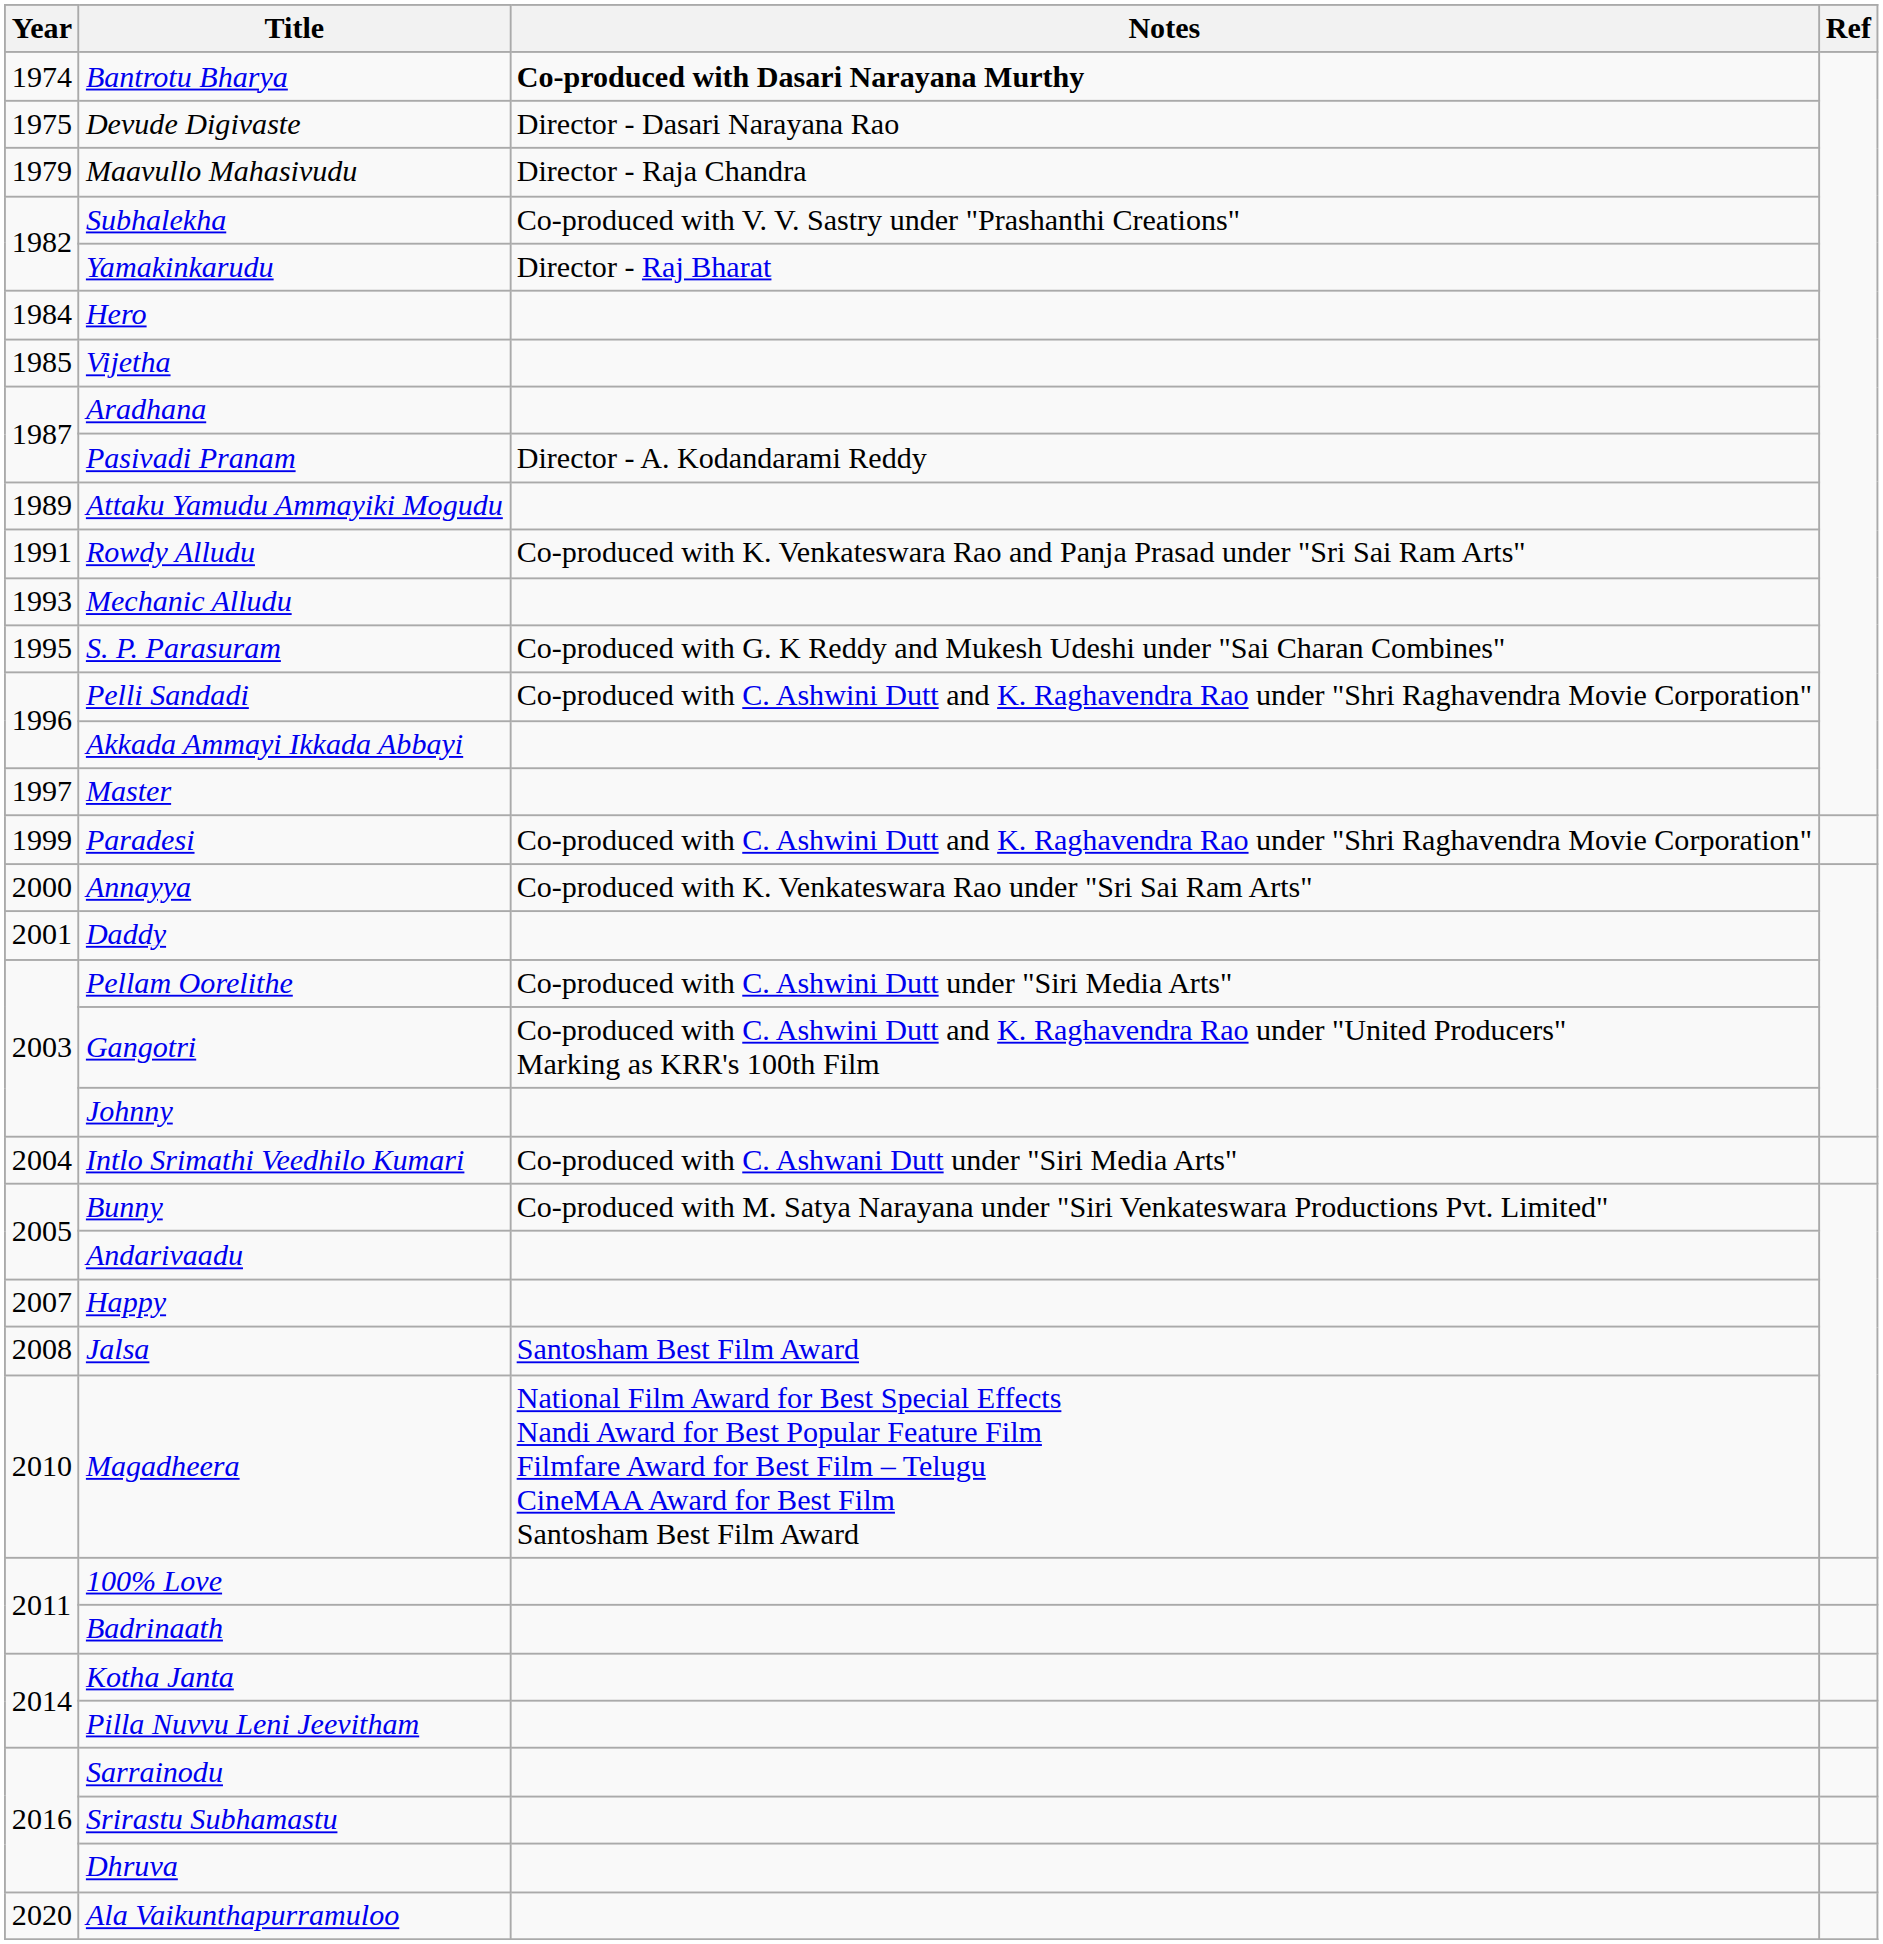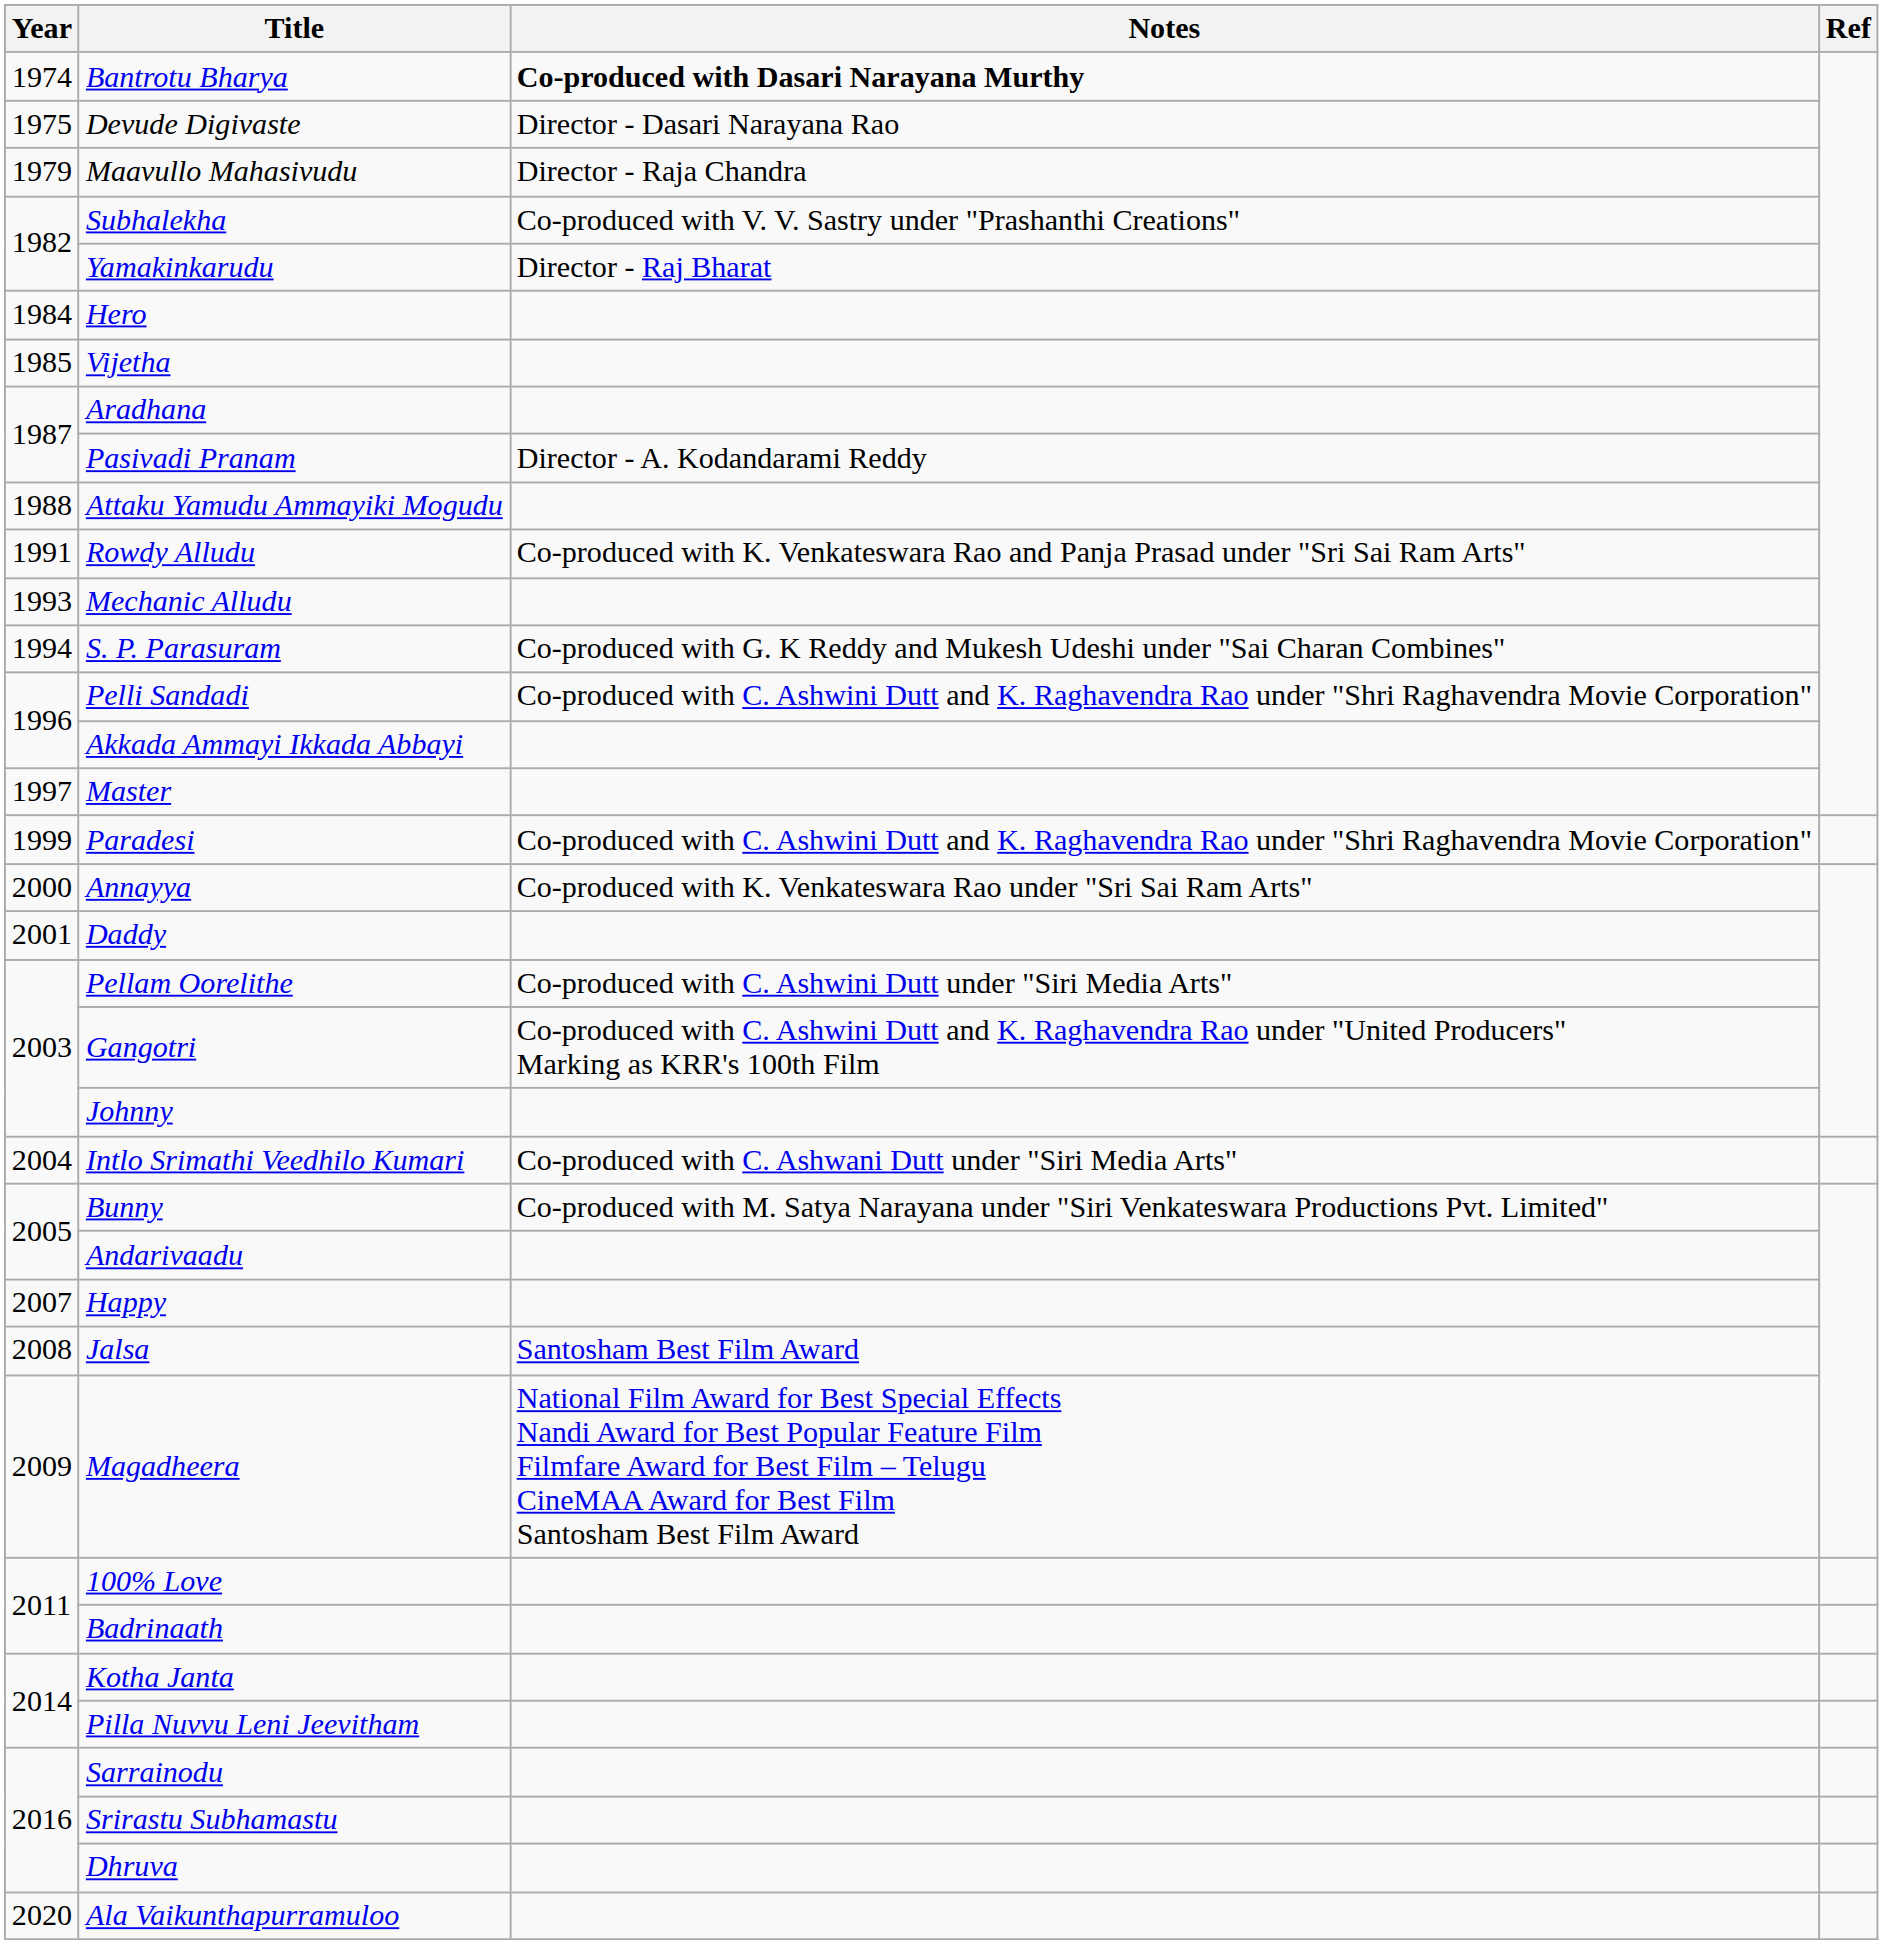(42, 505) 1989 -> (42, 505) 1988
(42, 648) 1995 -> (42, 648) 1994
(42, 1465) 2010 -> (42, 1465) 2009
